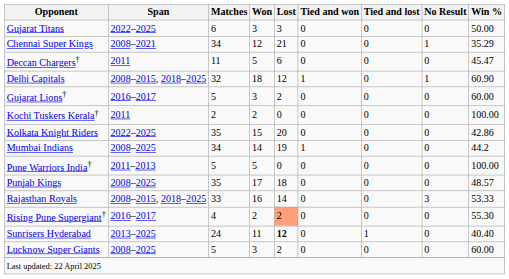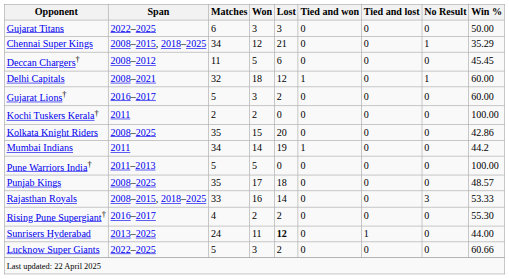(133, 44) 2008–2021 -> (158, 44) 2008–2015, 2018–2025
(120, 61) 2011 -> (133, 61) 2008–2012
(482, 61) 45.47 -> (482, 61) 45.45
(158, 79) 2008–2015, 2018–2025 -> (133, 79) 2008–2021
(482, 79) 60.90 -> (482, 79) 60.00
(133, 132) 2022–2025 -> (133, 132) 2008–2025
(133, 148) 2008–2025 -> (120, 148) 2011
(279, 216) lightsalmon background -> (279, 216) no background
(482, 233) 40.40 -> (482, 233) 44.00
(133, 249) 2008–2025 -> (133, 249) 2022–2025
(482, 249) 60.00 -> (482, 249) 60.66
